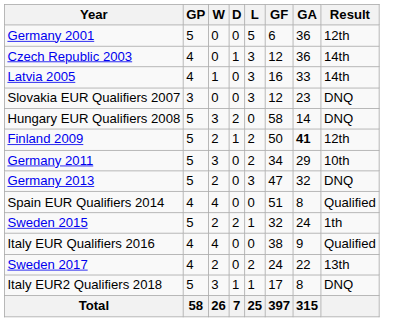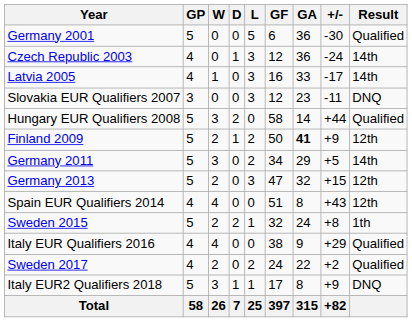+ column: (335, 14)
(337, 35) 12th -> (378, 35) Qualified
(339, 118) DNQ -> (378, 118) Qualified
(337, 160) 10th -> (365, 160) 14th
(339, 181) DNQ -> (365, 181) 12th
(350, 202) Qualified -> (365, 202) 12th
(337, 264) 13th -> (378, 264) Qualified
